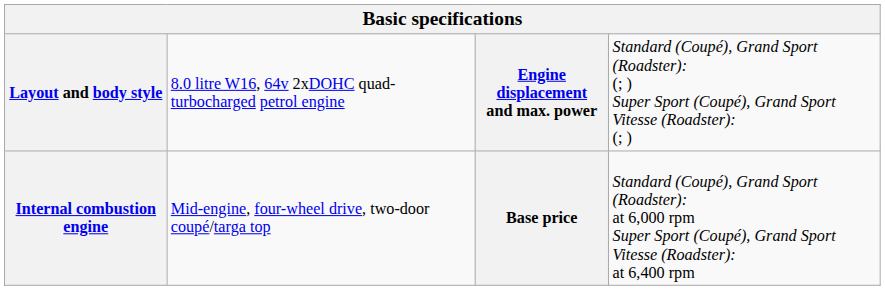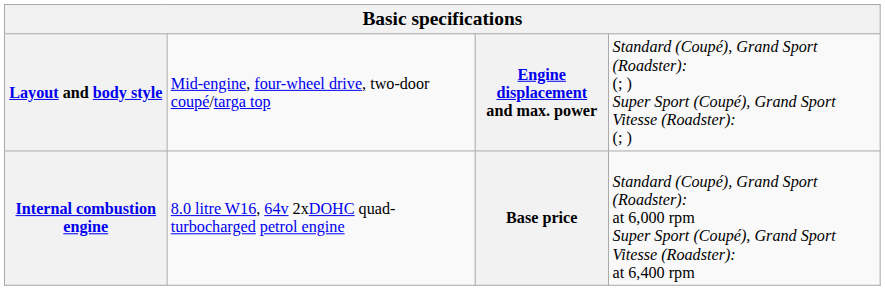(283, 92) 8.0 litre W16, 64v 2xDOHC quad-turbocharged petrol engine -> (300, 92) Mid-engine, four-wheel drive, two-door coupé/targa top
(300, 218) Mid-engine, four-wheel drive, two-door coupé/targa top -> (283, 218) 8.0 litre W16, 64v 2xDOHC quad-turbocharged petrol engine
